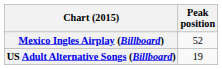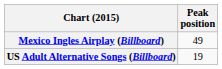(198, 40) 52 -> (198, 40) 49
